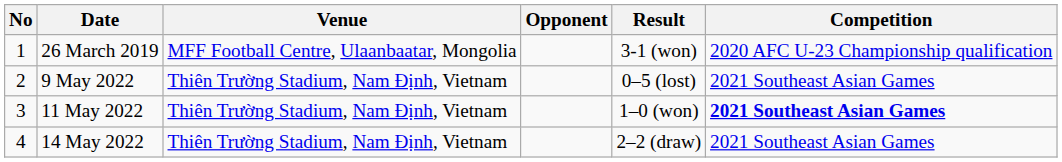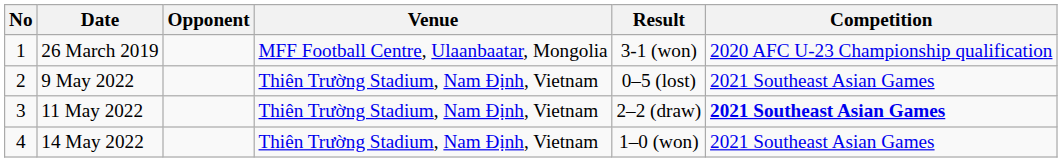columns swapped: (342, 19) <-> (567, 19)
(659, 111) 1–0 (won) -> (659, 111) 2–2 (draw)
(659, 141) 2–2 (draw) -> (659, 141) 1–0 (won)
